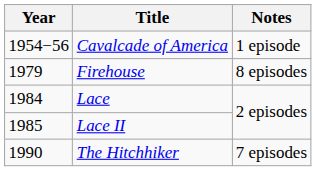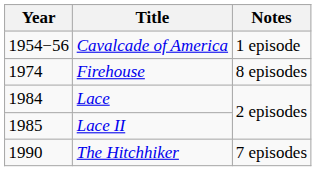(25, 71) 1979 -> (25, 71) 1974
